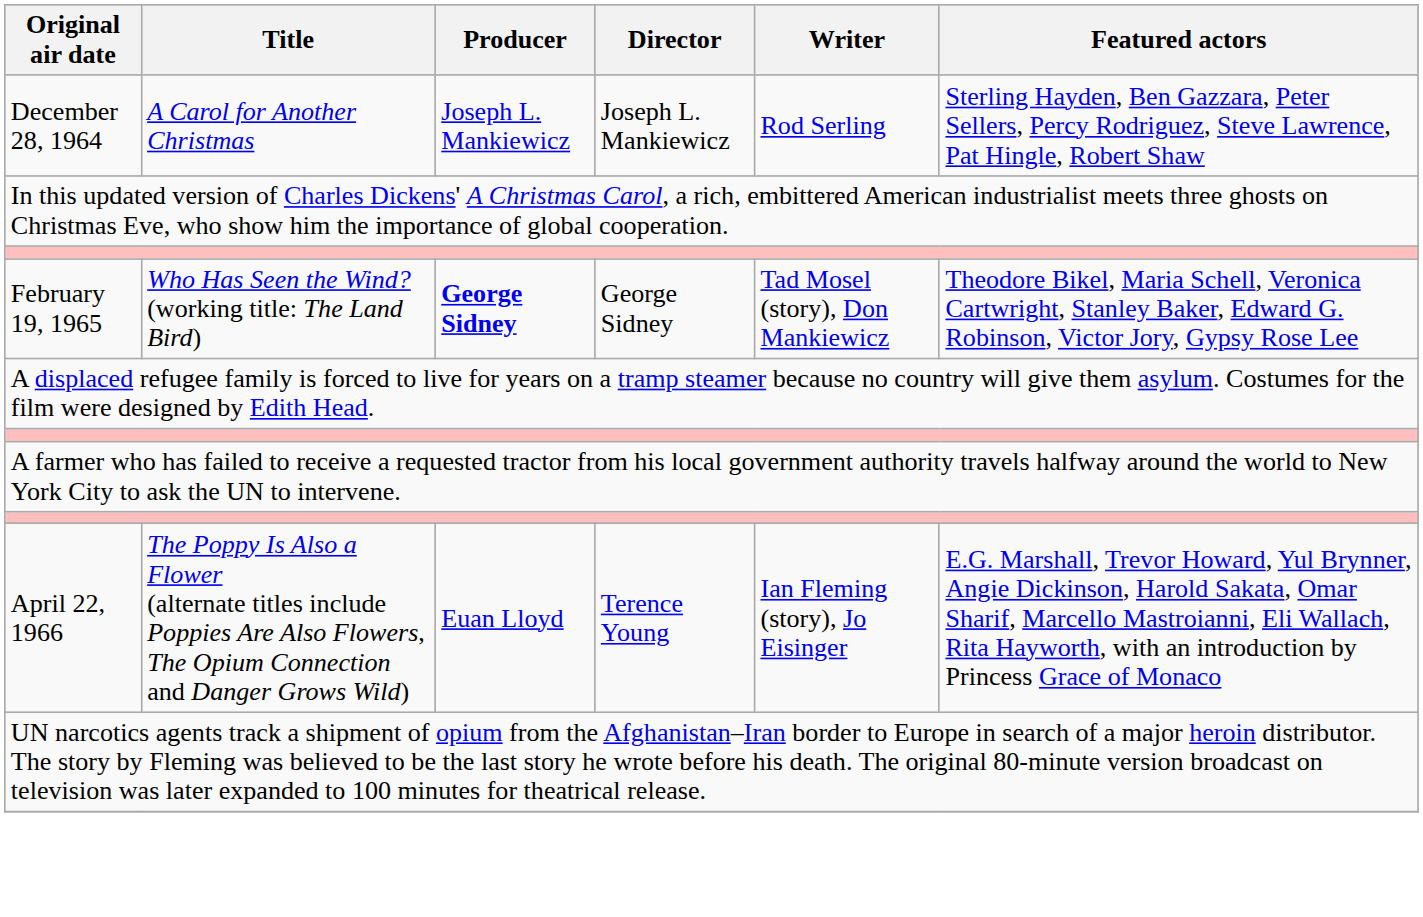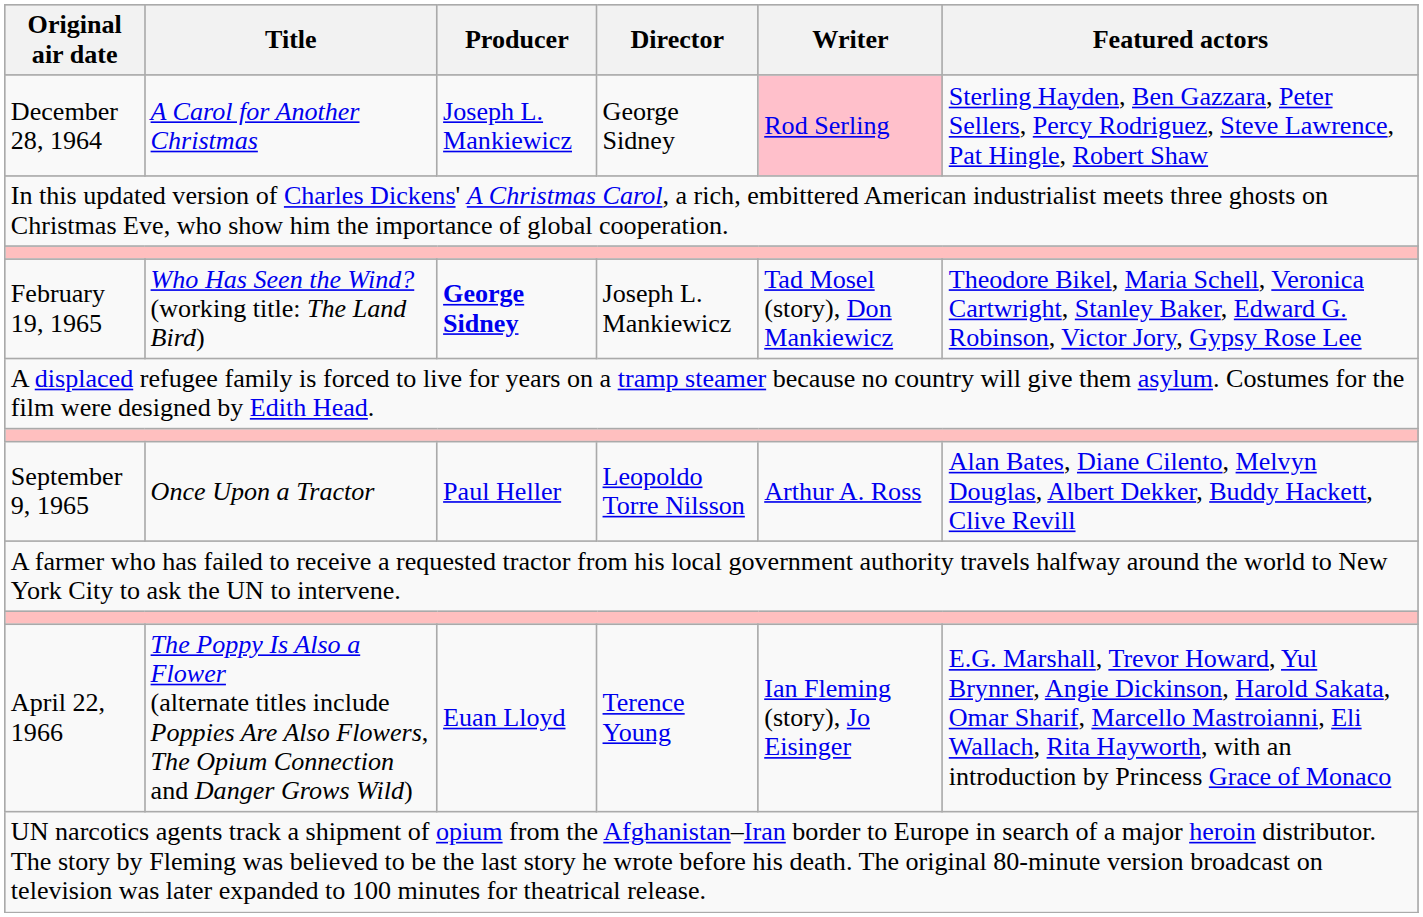(665, 125) Joseph L. Mankiewicz -> (641, 125) George Sidney
(823, 125) no background -> (827, 125) pink background
(639, 307) George Sidney -> (667, 307) Joseph L. Mankiewicz
+ row: (67, 490)
